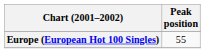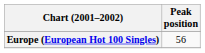(181, 39) 55 -> (181, 39) 56
